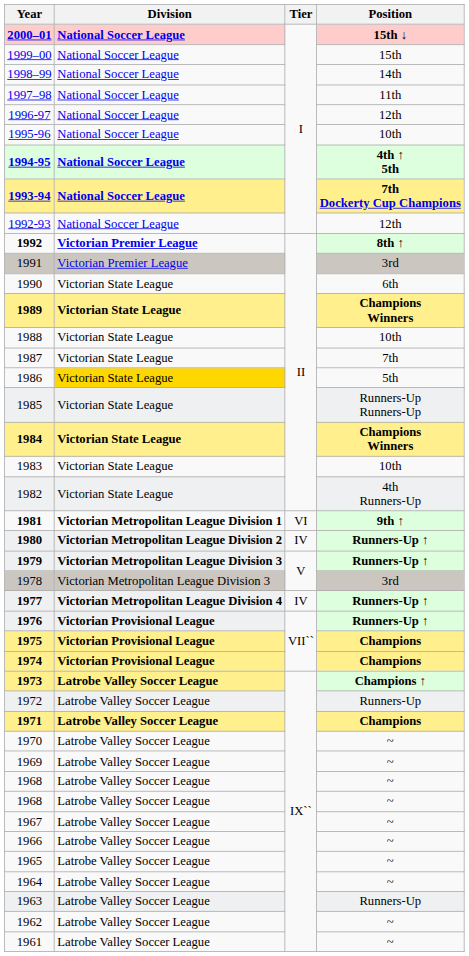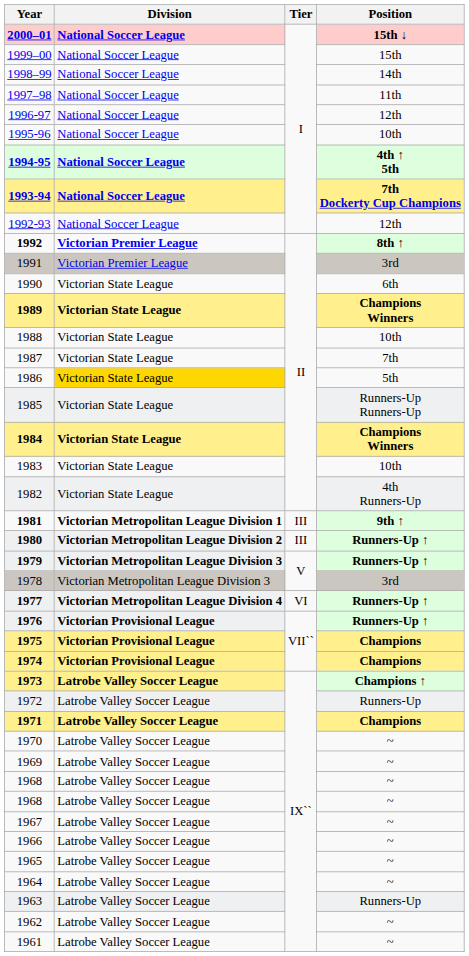(301, 520) VI -> (301, 520) III
(301, 540) IV -> (301, 540) III
(301, 600) IV -> (301, 600) VI
